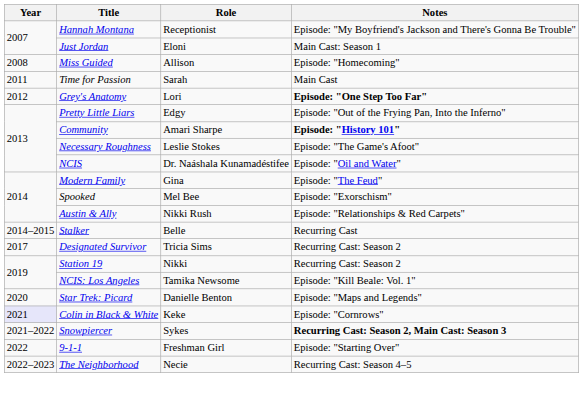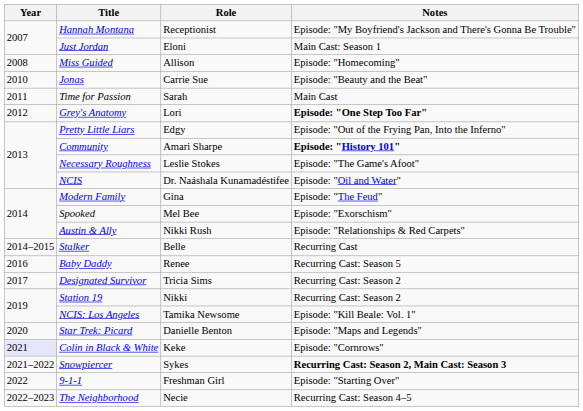+ row: (71, 79)
+ row: (85, 264)
